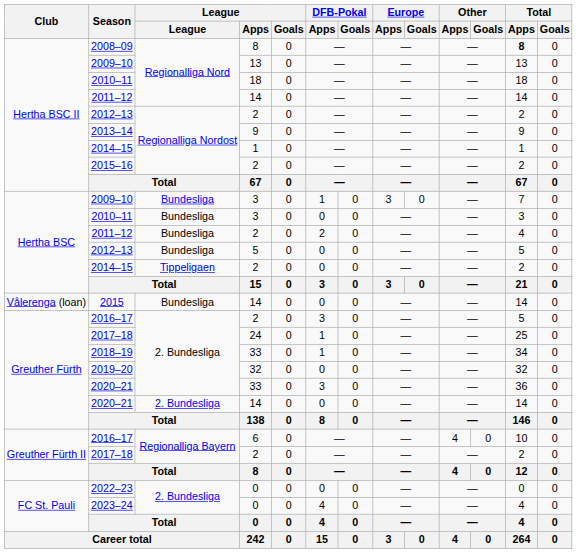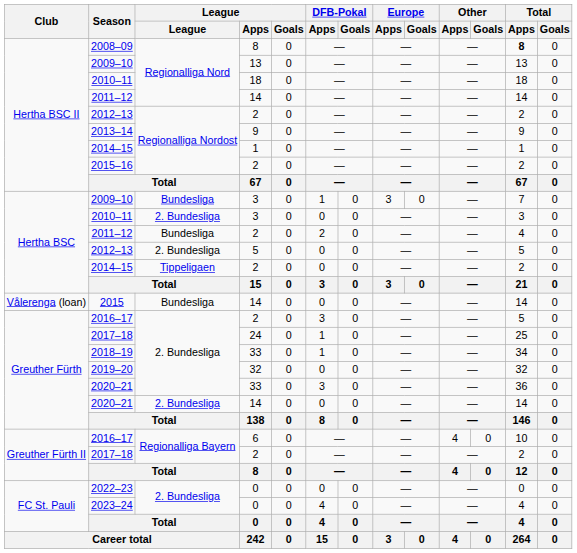(187, 217) Bundesliga -> (187, 217) 2. Bundesliga
(187, 251) Bundesliga -> (187, 251) 2. Bundesliga
